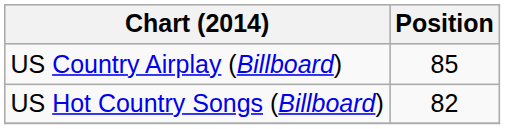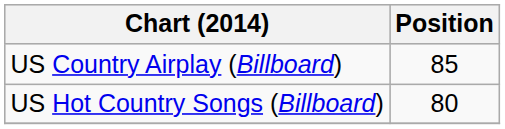(444, 103) 82 -> (444, 103) 80
